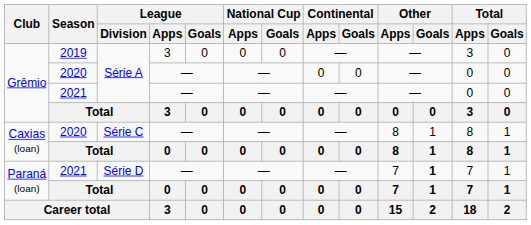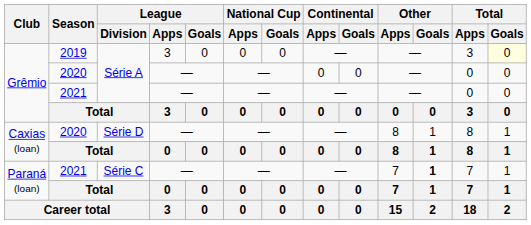(507, 53) no background -> (507, 53) lightyellow background
(123, 132) Série C -> (123, 132) Série D
(123, 171) Série D -> (123, 171) Série C
